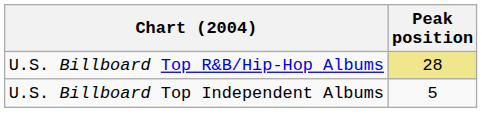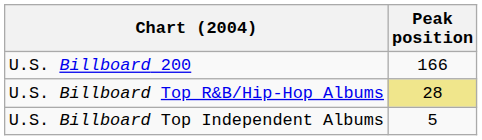+ row: (100, 65)
